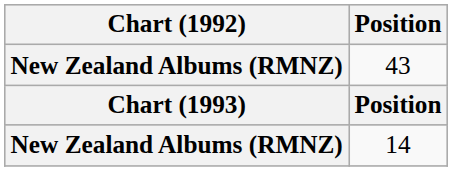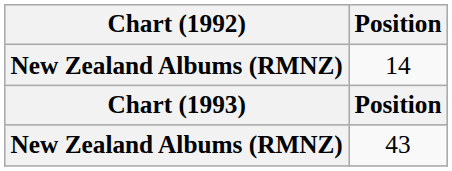rows swapped: (398, 64) <-> (398, 144)
